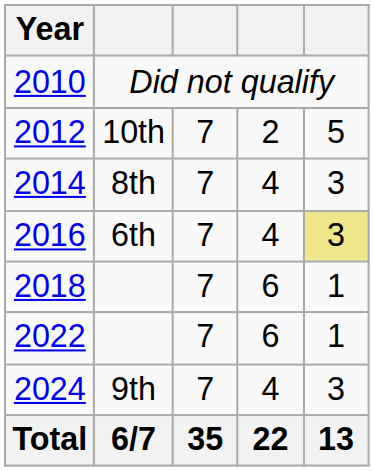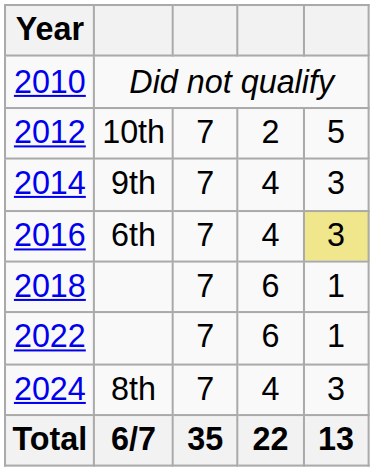(134, 183) 8th -> (134, 183) 9th
(134, 388) 9th -> (134, 388) 8th
